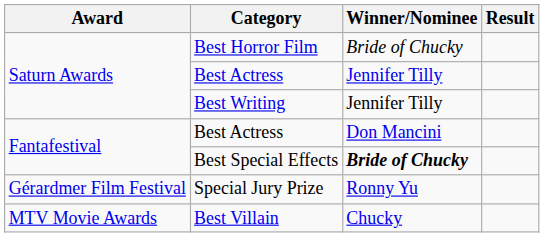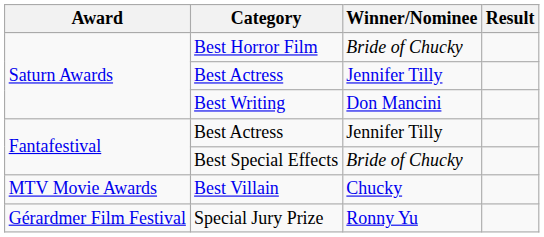(394, 103) Jennifer Tilly -> (394, 103) Don Mancini
(394, 132) Don Mancini -> (394, 132) Jennifer Tilly
(407, 160) bold -> (405, 160) normal
rows swapped: (97, 189) <-> (83, 217)
